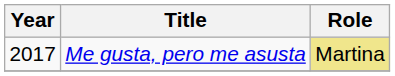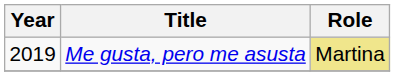(33, 53) 2017 -> (33, 53) 2019
